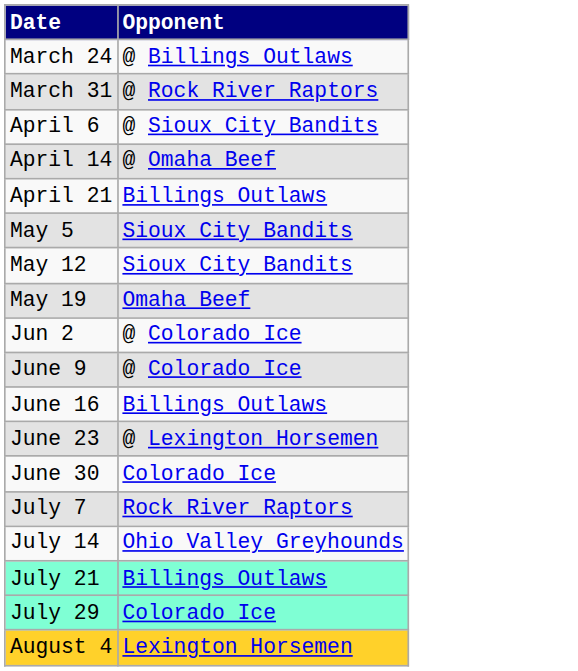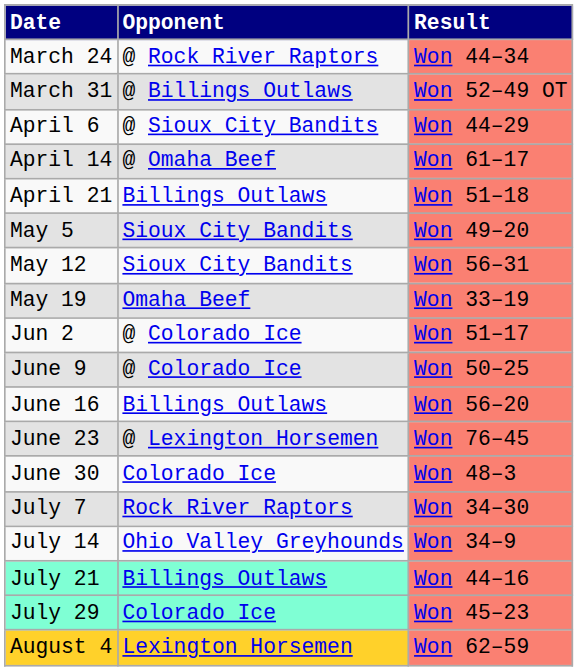+ column: (452, 22)
(238, 57) @ Billings Outlaws -> (250, 57) @ Rock River Raptors
(250, 92) @ Rock River Raptors -> (238, 92) @ Billings Outlaws
